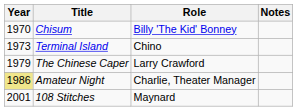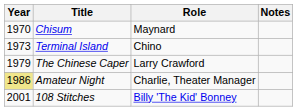(185, 30) Billy 'The Kid' Bonney -> (154, 30) Maynard
(154, 98) Maynard -> (185, 98) Billy 'The Kid' Bonney
